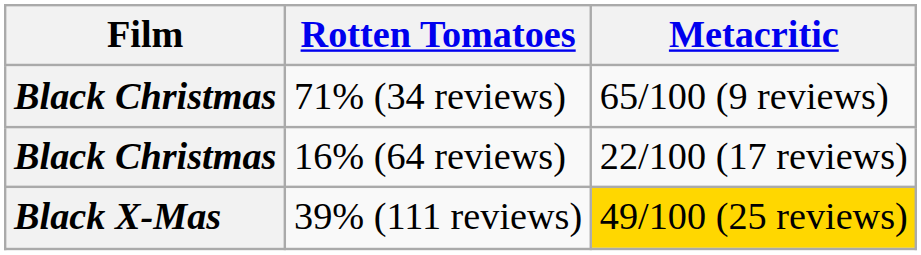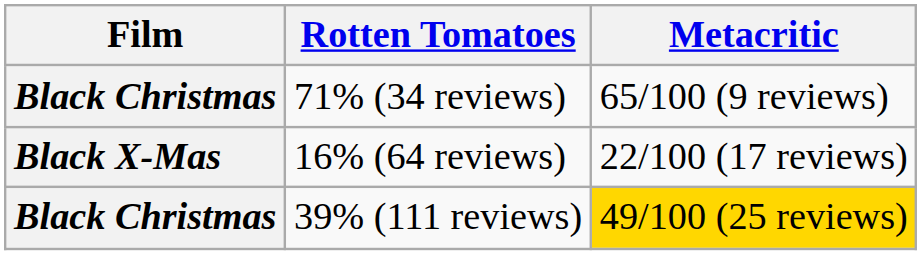(145, 156) Black Christmas -> (118, 156) Black X-Mas
(118, 216) Black X-Mas -> (145, 216) Black Christmas
